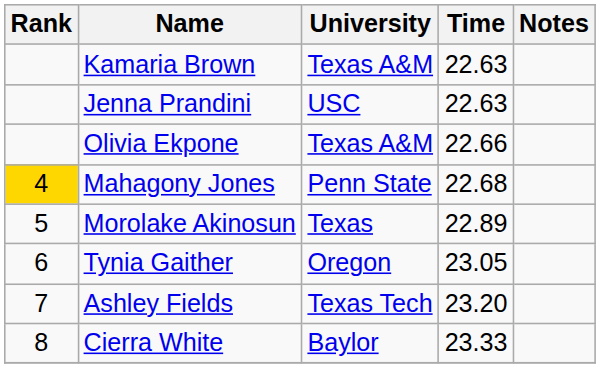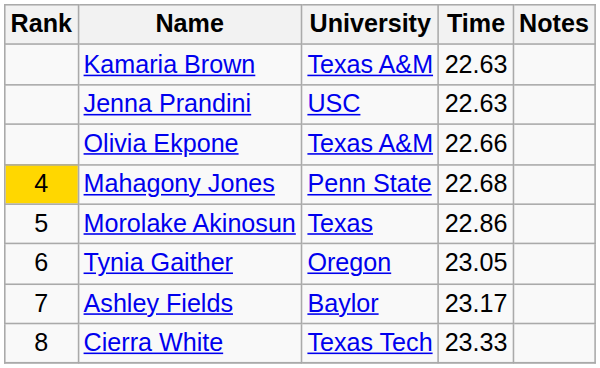(476, 223) 22.89 -> (476, 223) 22.86
(370, 303) Texas Tech -> (343, 303) Baylor
(476, 303) 23.20 -> (476, 303) 23.17
(343, 343) Baylor -> (370, 343) Texas Tech
